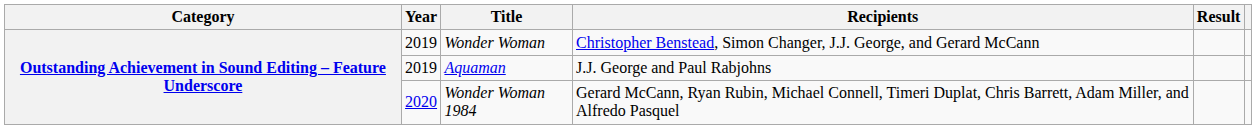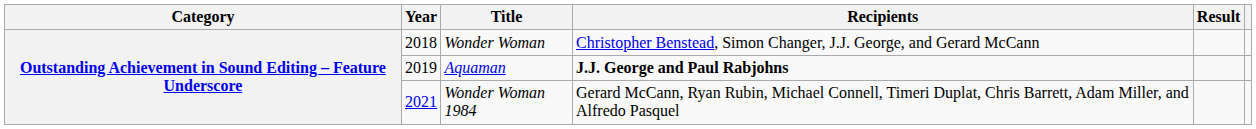(421, 42) 2019 -> (421, 42) 2018
(674, 67) normal -> (682, 67) bold
(421, 102) 2020 -> (421, 102) 2021
